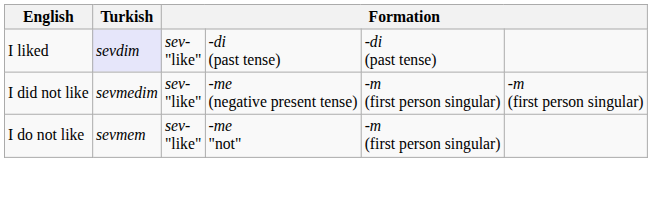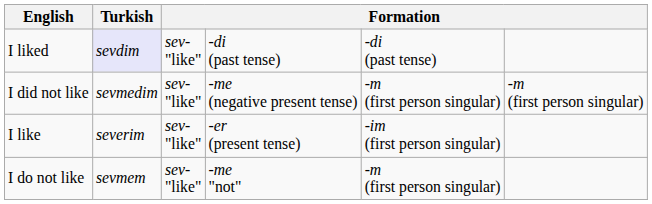+ row: (24, 135)
